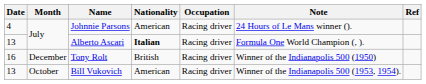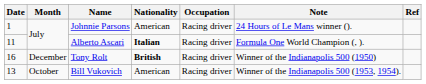(9, 26) 4 -> (9, 26) 1
(11, 41) 13 -> (11, 41) 11
(146, 56) normal -> (147, 56) bold
